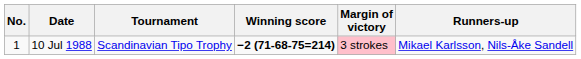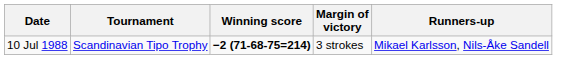- column: (17, 20)
(364, 45) pink background -> (340, 45) no background
